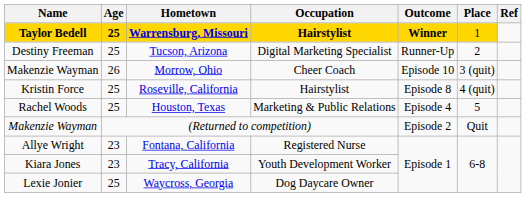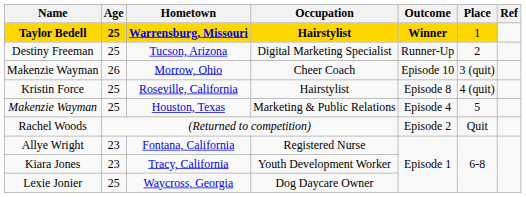(53, 107) Rachel Woods -> (53, 107) Makenzie Wayman
(53, 126) Makenzie Wayman -> (53, 126) Rachel Woods
